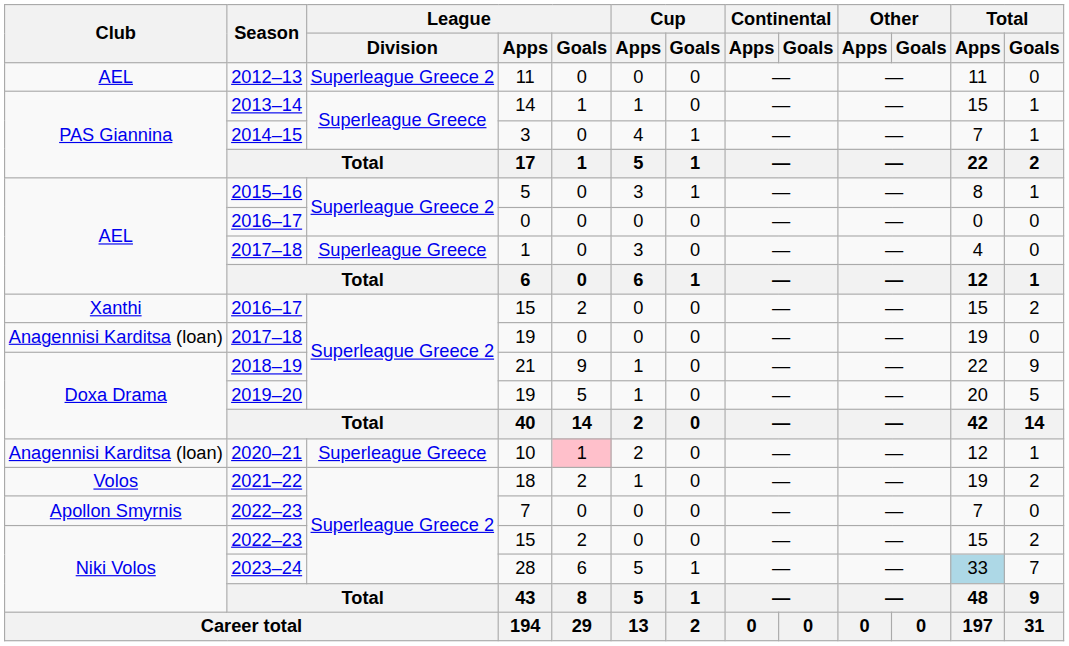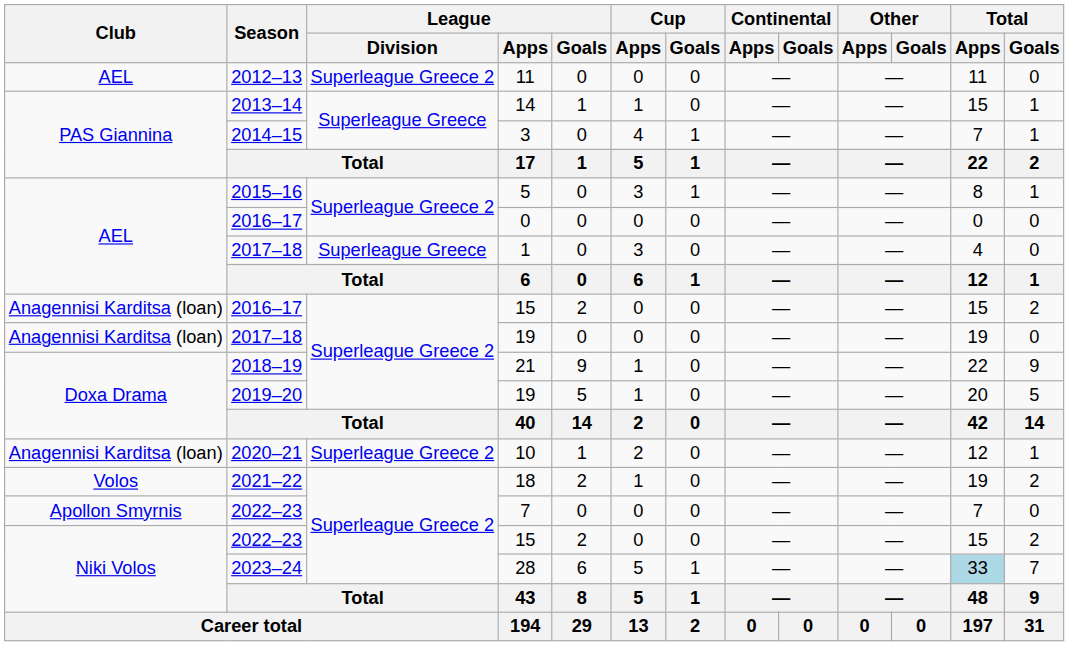(116, 308) Xanthi -> (116, 308) Anagennisi Karditsa (loan)
(402, 452) Superleague Greece -> (402, 452) Superleague Greece 2
(582, 452) pink background -> (582, 452) no background
